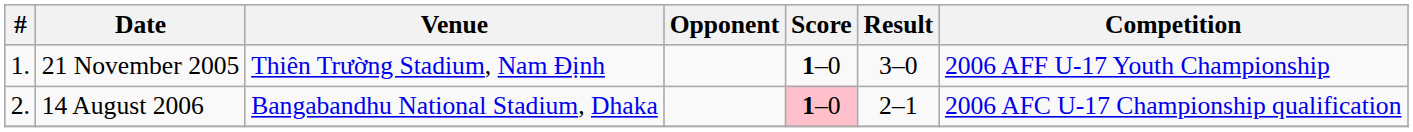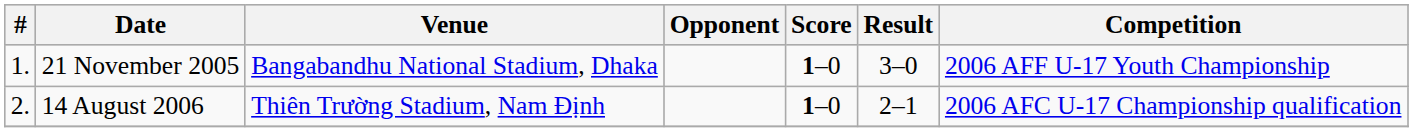(428, 65) Thiên Trường Stadium, Nam Định -> (454, 65) Bangabandhu National Stadium, Dhaka
(454, 106) Bangabandhu National Stadium, Dhaka -> (428, 106) Thiên Trường Stadium, Nam Định
(821, 106) pink background -> (821, 106) no background
